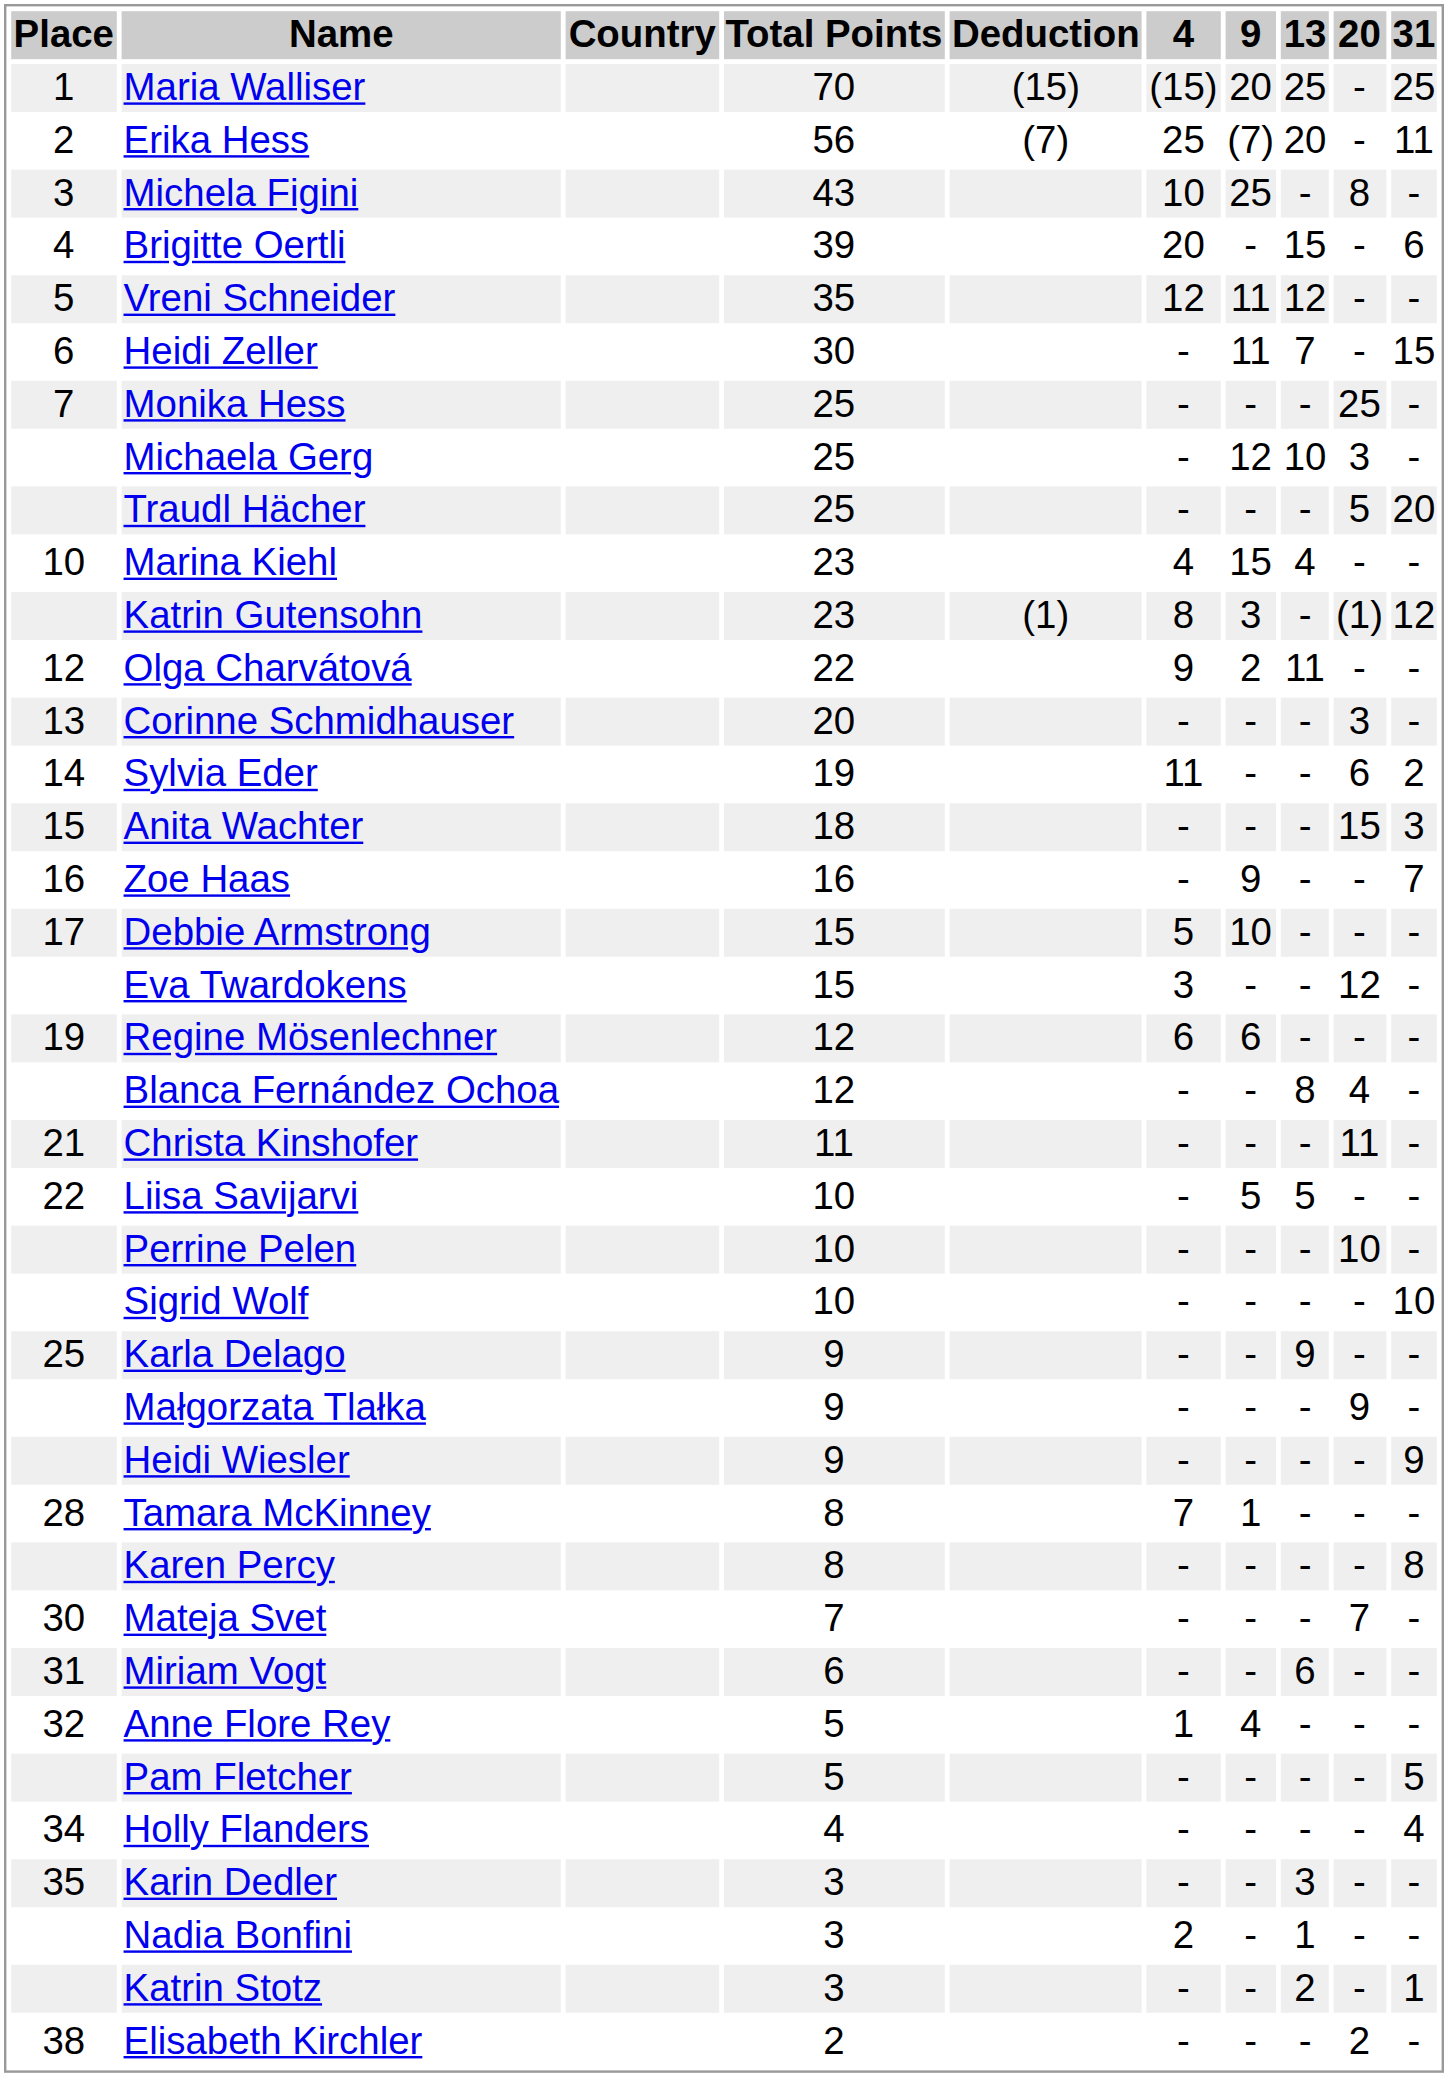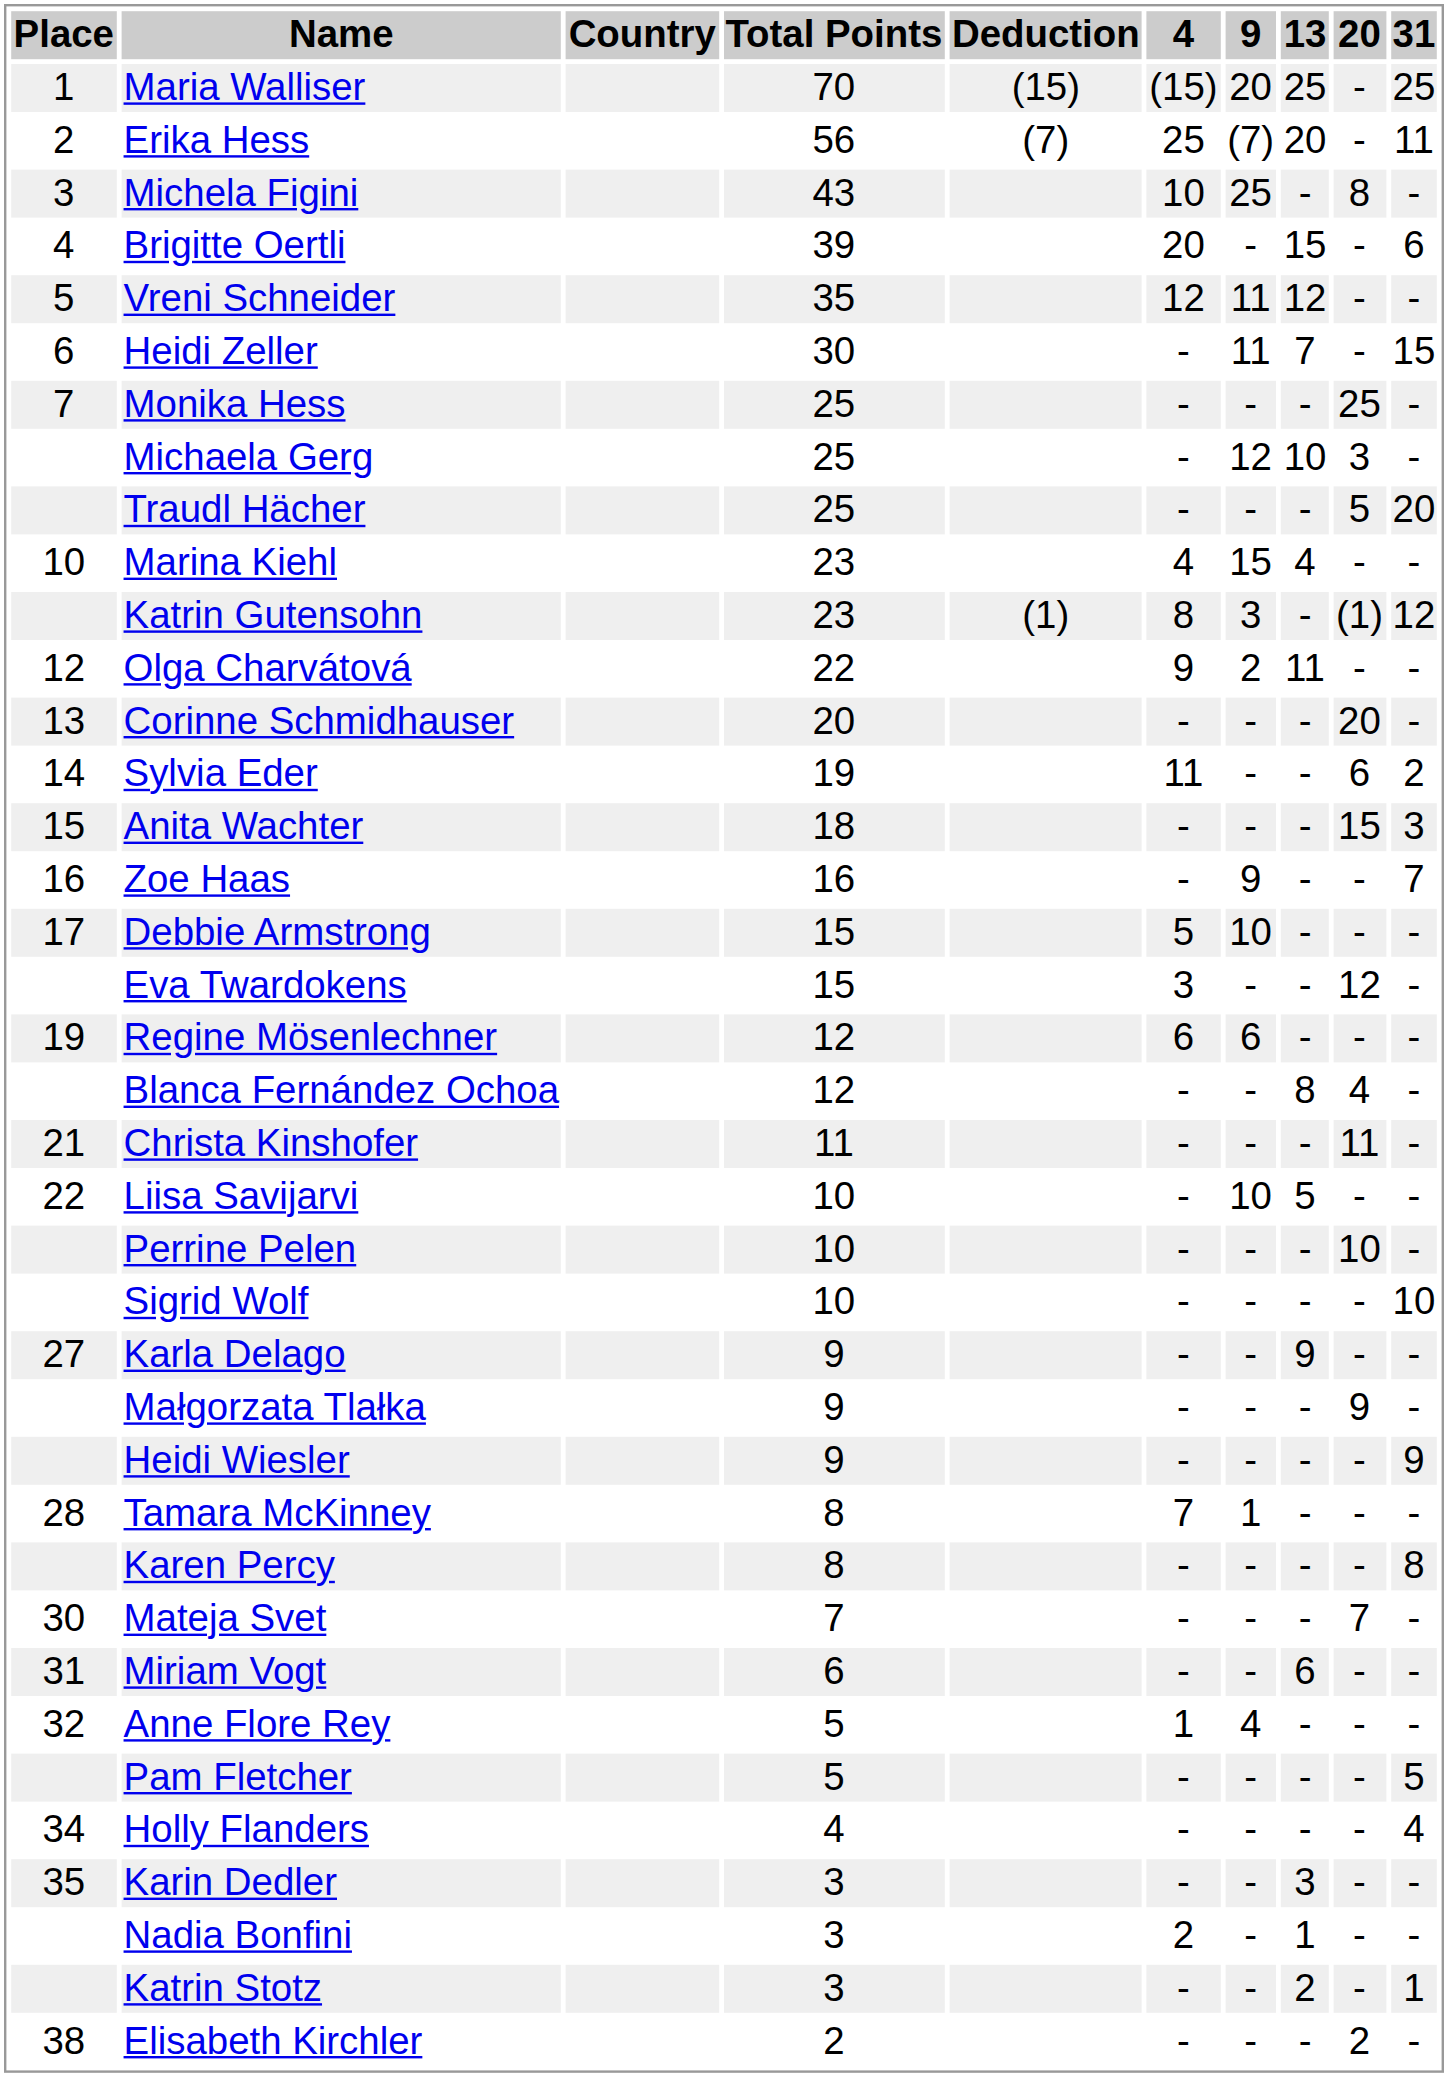(1359, 720) 3 -> (1359, 720) 20
(1251, 1196) 5 -> (1251, 1196) 10
(64, 1354) 25 -> (64, 1354) 27
